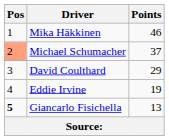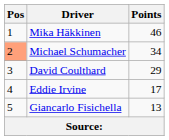(156, 51) 37 -> (156, 51) 34
(156, 89) 19 -> (156, 89) 17
(10, 108) bold -> (10, 108) normal
